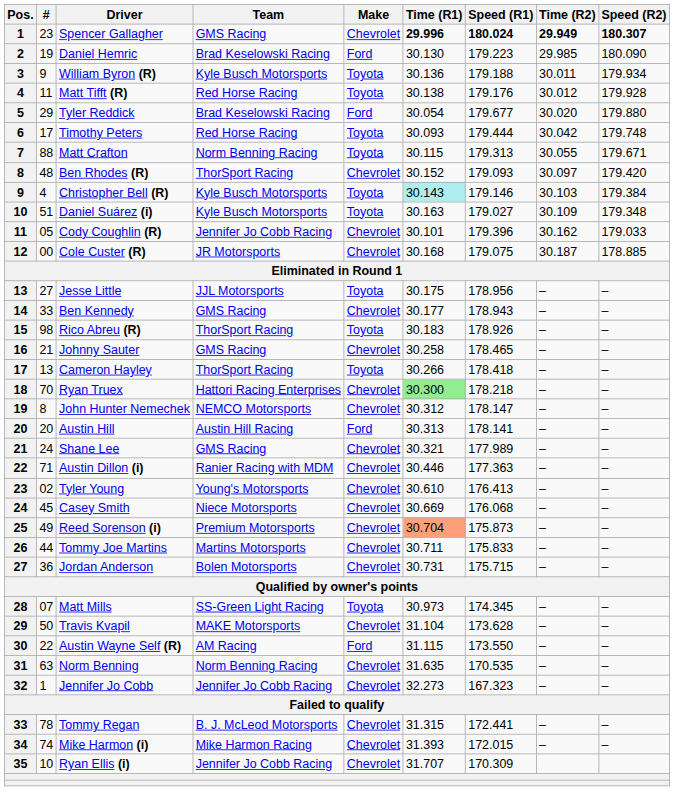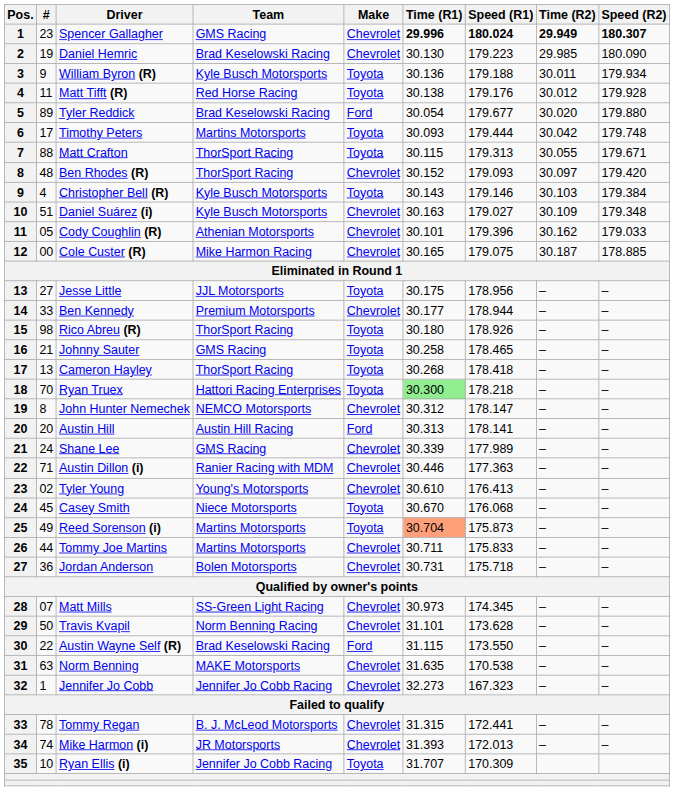(360, 54) Ford -> (373, 54) Chevrolet
(46, 113) 29 -> (46, 113) 89
(247, 133) Red Horse Racing -> (251, 133) Martins Motorsports
(257, 153) Norm Benning Racing -> (244, 153) ThorSport Racing
(425, 192) paleturquoise background -> (425, 192) no background
(365, 212) Toyota -> (373, 212) Chevrolet
(264, 232) Jennifer Jo Cobb Racing -> (255, 232) Athenian Motorsports
(238, 251) JR Motorsports -> (254, 251) Mike Harmon Racing
(425, 251) 30.168 -> (425, 251) 30.165
(231, 310) GMS Racing -> (255, 310) Premium Motorsports
(491, 310) 178.943 -> (491, 310) 178.944
(425, 330) 30.183 -> (425, 330) 30.180
(373, 350) Chevrolet -> (365, 350) Toyota
(425, 370) 30.266 -> (425, 370) 30.268
(373, 389) Chevrolet -> (365, 389) Toyota
(425, 449) 30.321 -> (425, 449) 30.339
(373, 508) Chevrolet -> (365, 508) Toyota
(425, 508) 30.669 -> (425, 508) 30.670
(255, 527) Premium Motorsports -> (251, 527) Martins Motorsports
(373, 527) Chevrolet -> (365, 527) Toyota
(491, 567) 175.715 -> (491, 567) 175.718
(365, 606) Toyota -> (373, 606) Chevrolet
(248, 626) MAKE Motorsports -> (257, 626) Norm Benning Racing
(425, 626) 31.104 -> (425, 626) 31.101
(226, 646) AM Racing -> (263, 646) Brad Keselowski Racing
(257, 666) Norm Benning Racing -> (248, 666) MAKE Motorsports
(491, 666) 170.535 -> (491, 666) 170.538
(254, 745) Mike Harmon Racing -> (238, 745) JR Motorsports
(491, 745) 172.015 -> (491, 745) 172.013
(373, 764) Chevrolet -> (365, 764) Toyota
